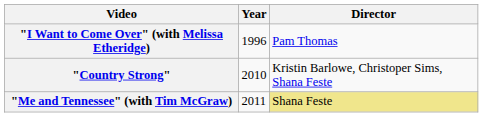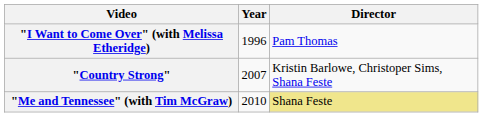(254, 75) 2010 -> (254, 75) 2007
(254, 101) 2011 -> (254, 101) 2010
